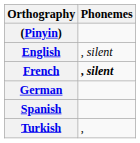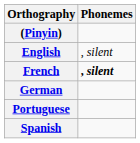+ row: (41, 109)
- row: (41, 128)
